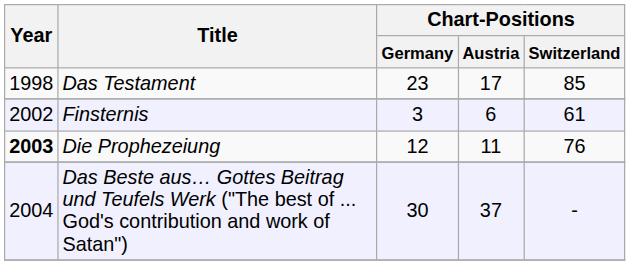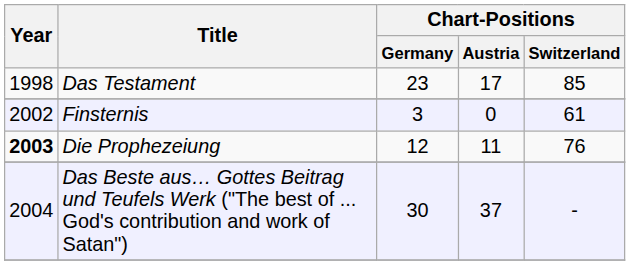(491, 114) 6 -> (491, 114) 0
